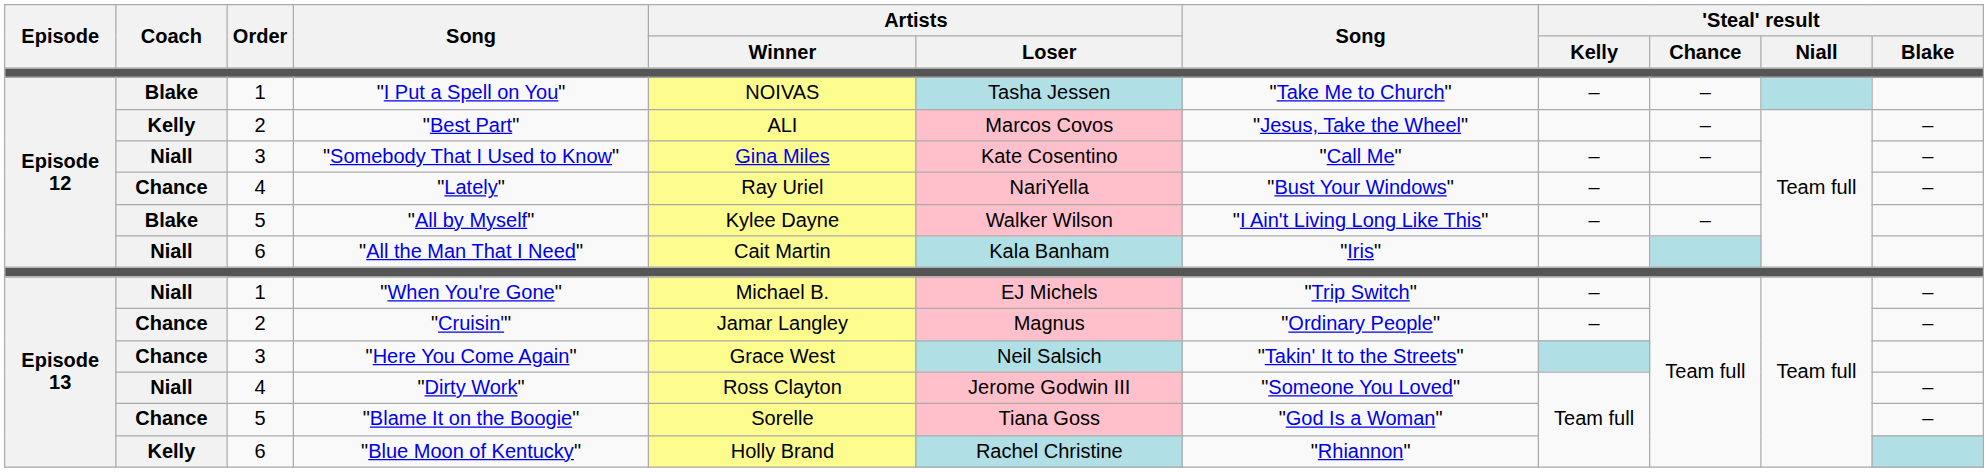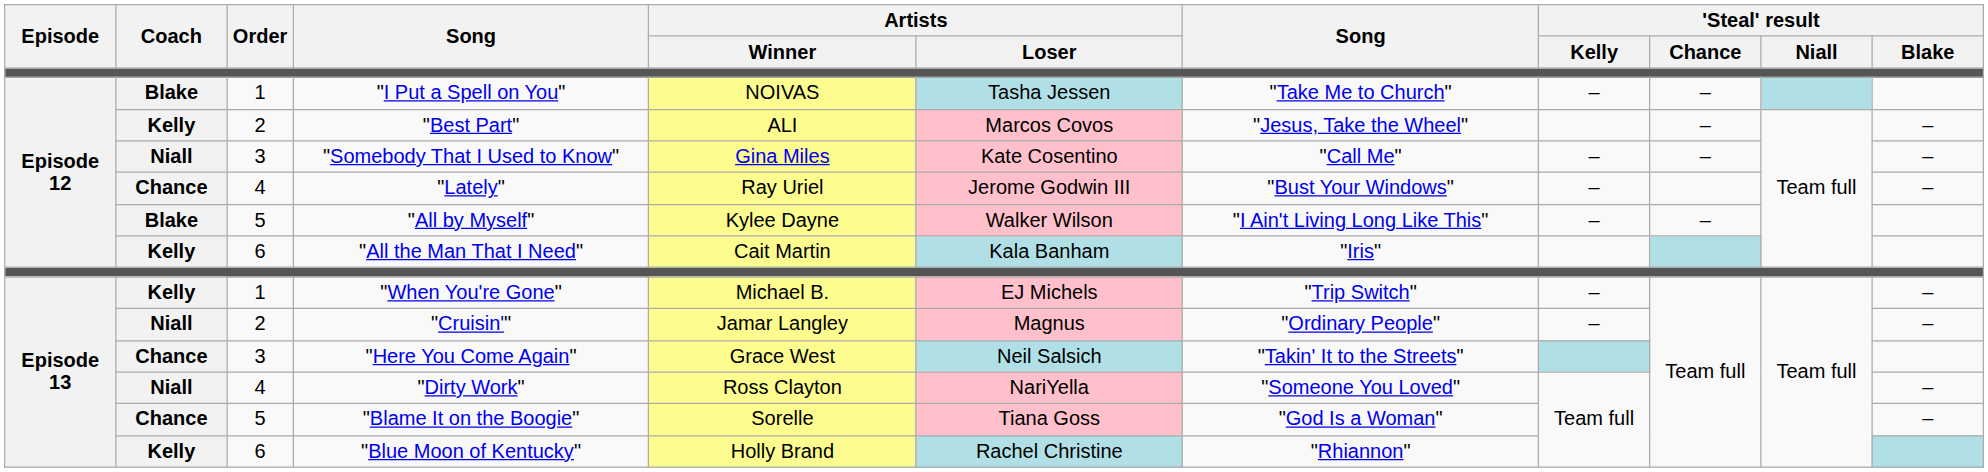(1049, 188) NariYella -> (1049, 188) Jerome Godwin III
(171, 251) Niall -> (171, 251) Kelly
(171, 292) Niall -> (171, 292) Kelly
(171, 324) Chance -> (171, 324) Niall
(1049, 387) Jerome Godwin III -> (1049, 387) NariYella
